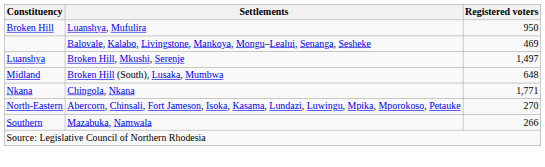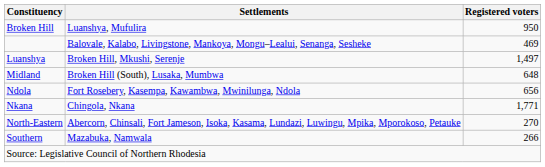+ row: (19, 91)
